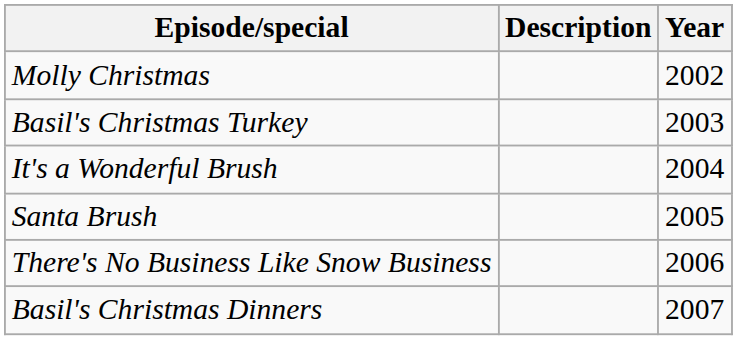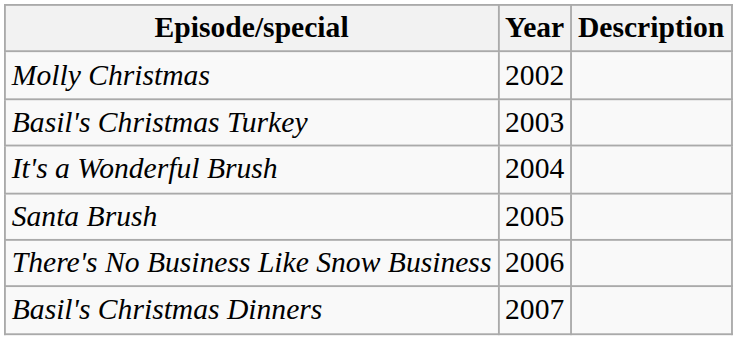columns swapped: (695, 27) <-> (578, 27)
